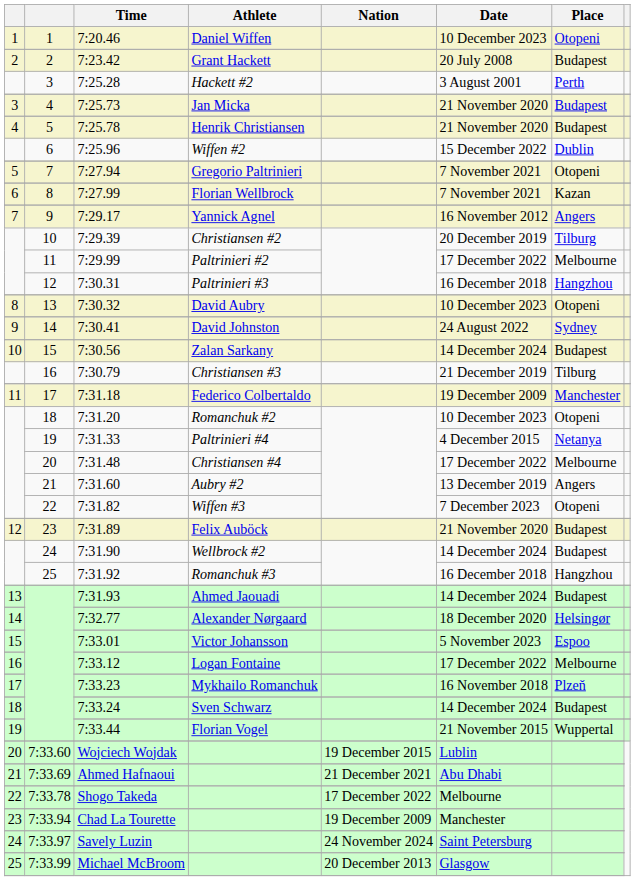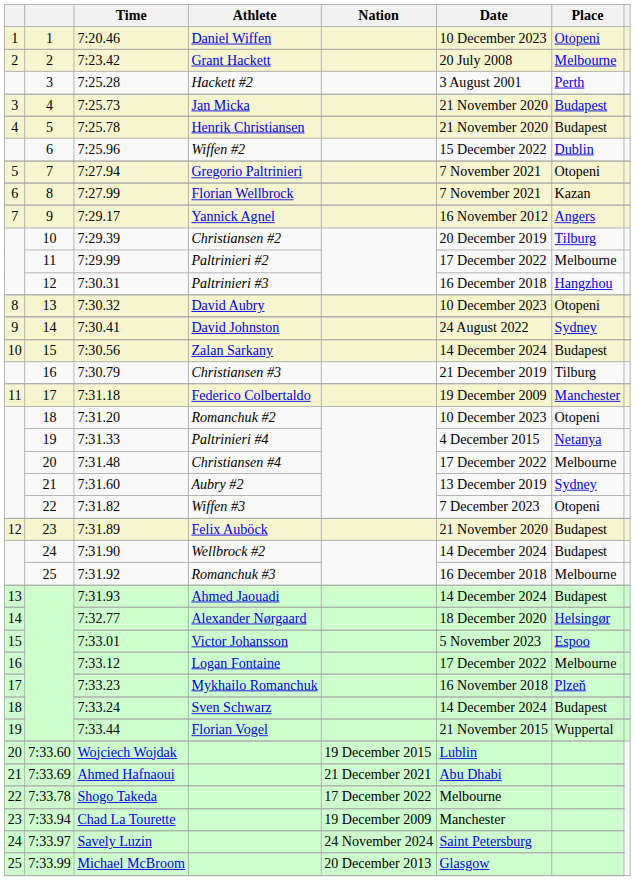(581, 60) Budapest -> (586, 60) Melbourne
(575, 484) Angers -> (576, 484) Sydney
(584, 573) Hangzhou -> (586, 573) Melbourne
